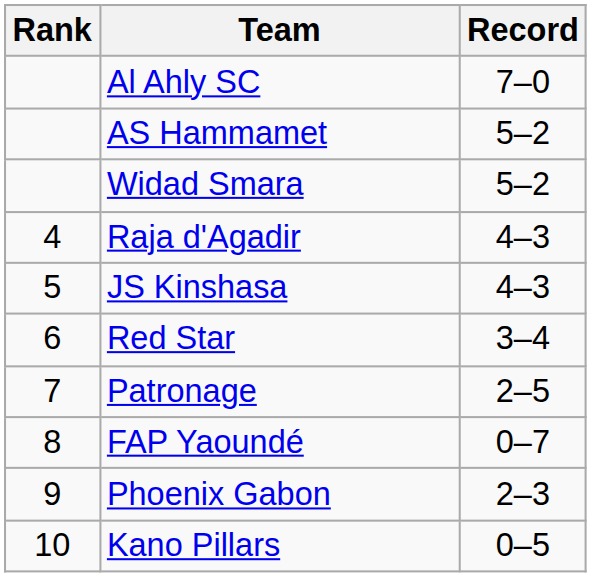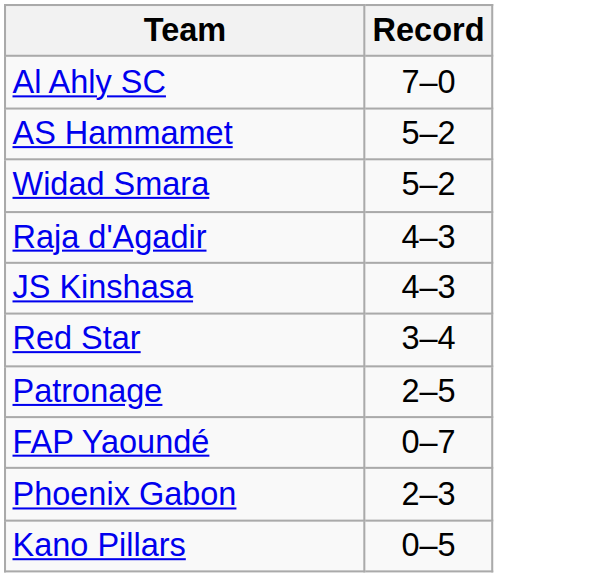- column: (52, 30)
